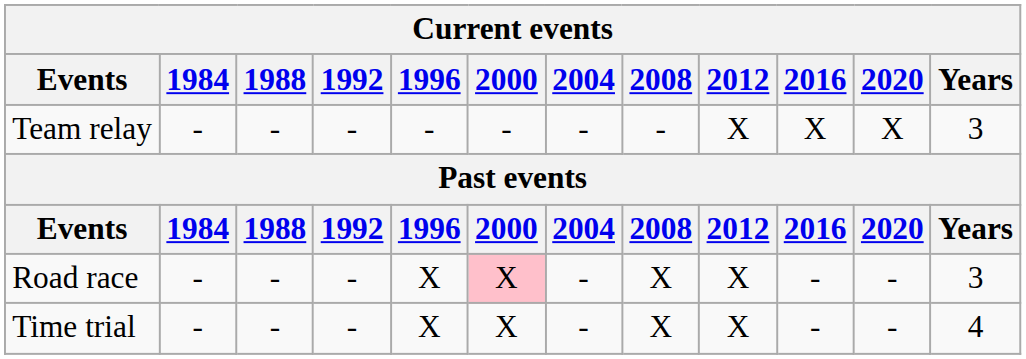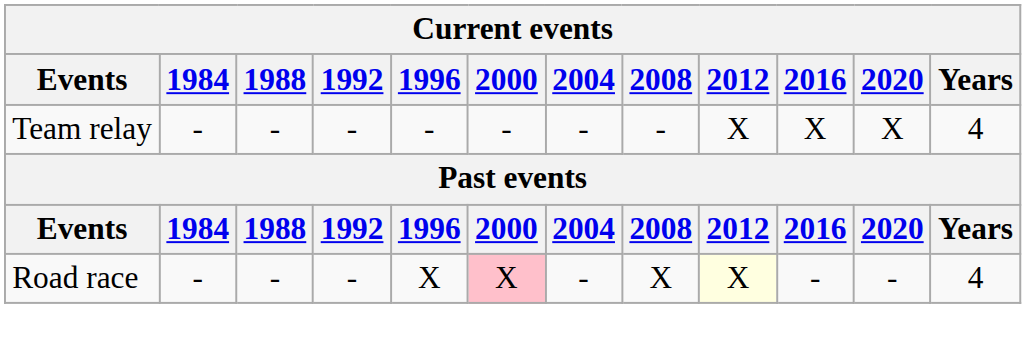(976, 128) 3 -> (976, 128) 4
(738, 278) no background -> (738, 278) lightyellow background
(976, 278) 3 -> (976, 278) 4
- row: (74, 327)
